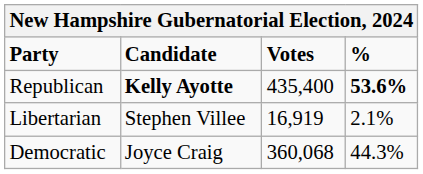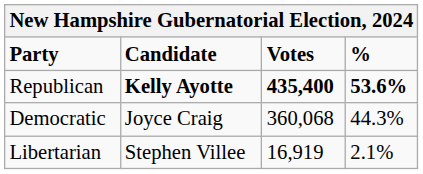(300, 86) normal -> (300, 86) bold
rows swapped: (58, 151) <-> (55, 119)
